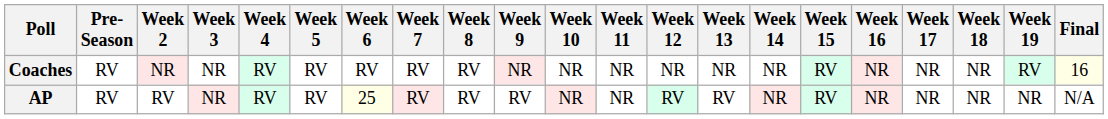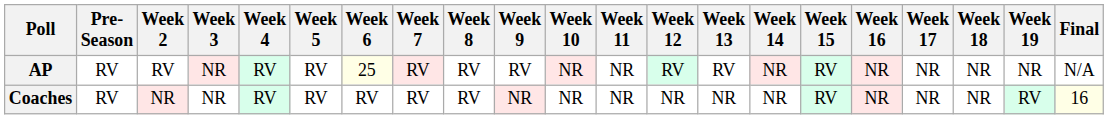rows swapped: (41, 99) <-> (41, 70)
